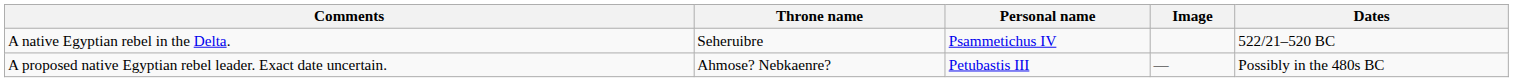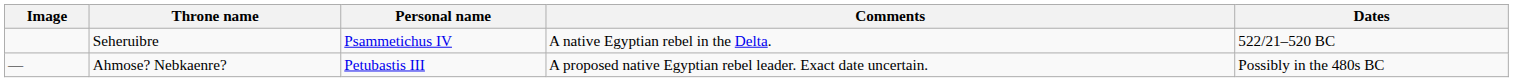columns swapped: (1192, 16) <-> (349, 16)
